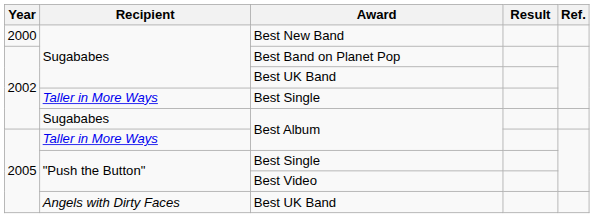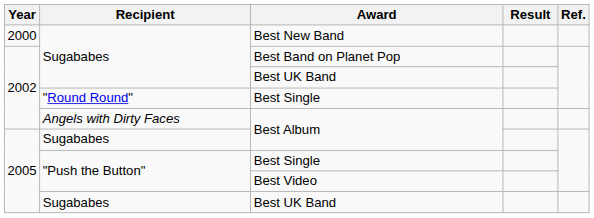(100, 98) Taller in More Ways -> (88, 98) "Round Round"
(76, 118) Sugababes -> (111, 118) Angels with Dirty Faces
(100, 139) Taller in More Ways -> (76, 139) Sugababes
(111, 202) Angels with Dirty Faces -> (76, 202) Sugababes
